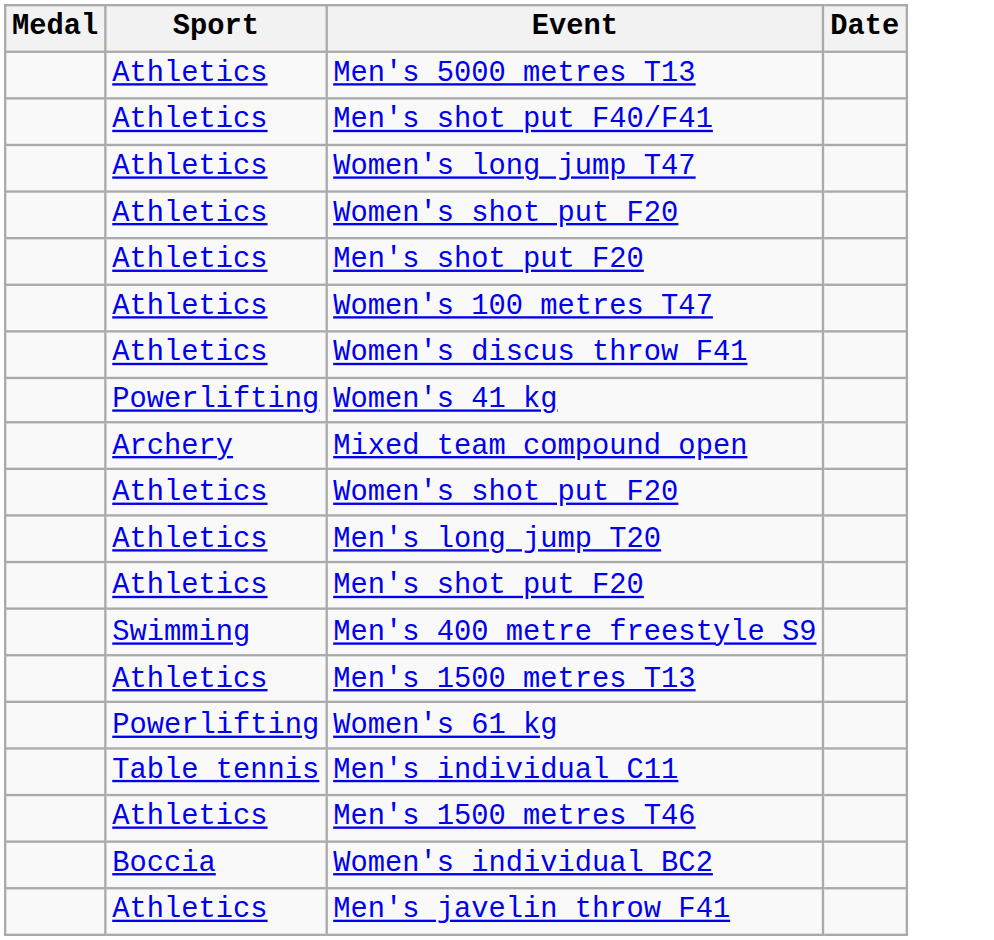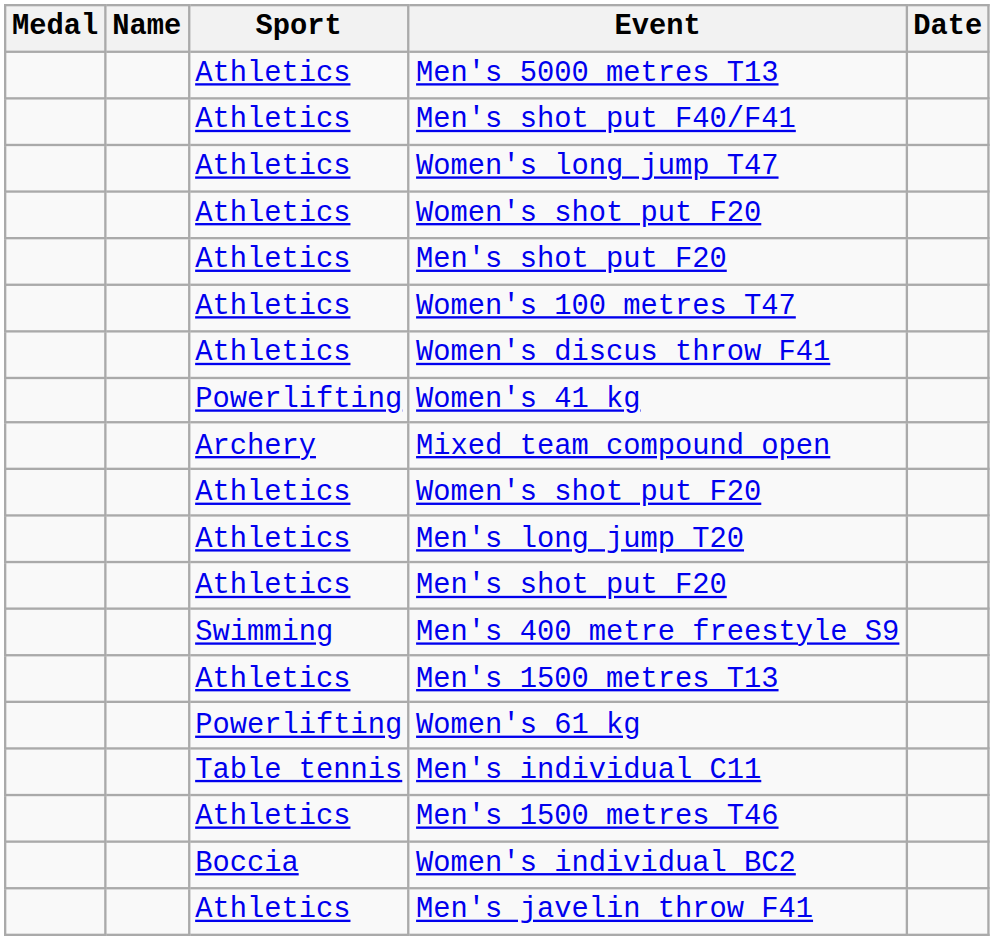+ column: (147, 29)
